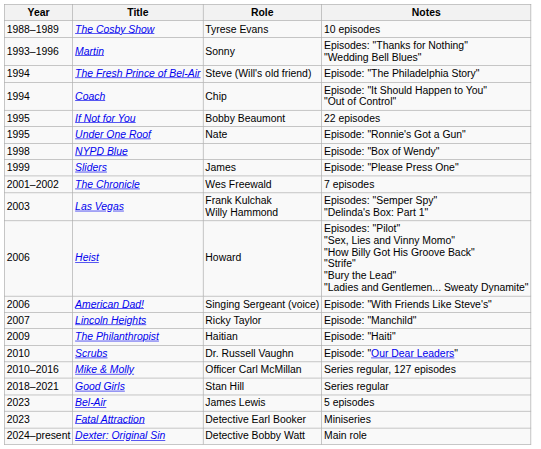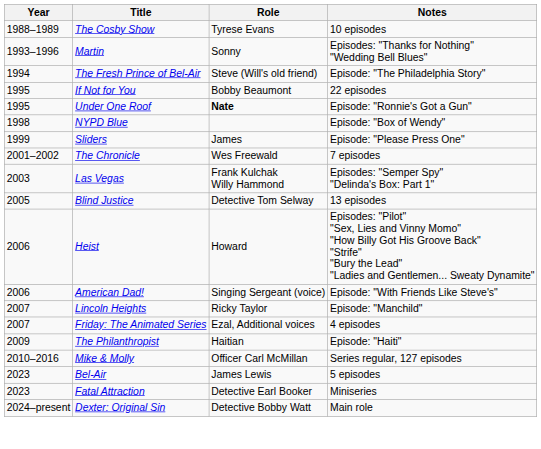- row: (90, 96)
(216, 135) normal -> (223, 106) bold
+ row: (104, 201)
+ row: (141, 325)
- row: (91, 353)
- row: (100, 386)
